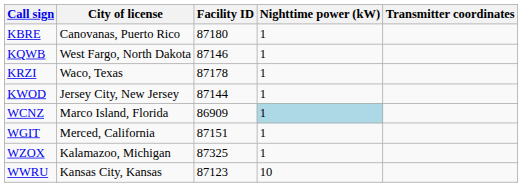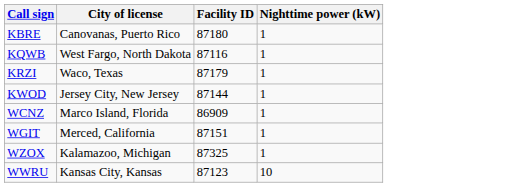- column: (450, 14)
(212, 53) 87146 -> (212, 53) 87116
(212, 73) 87178 -> (212, 73) 87179
(263, 113) lightblue background -> (263, 113) no background
